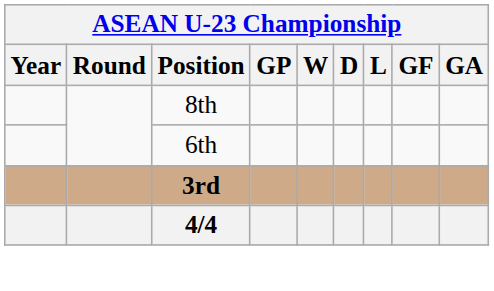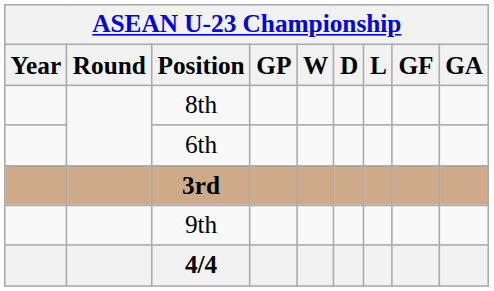+ row: (201, 225)
